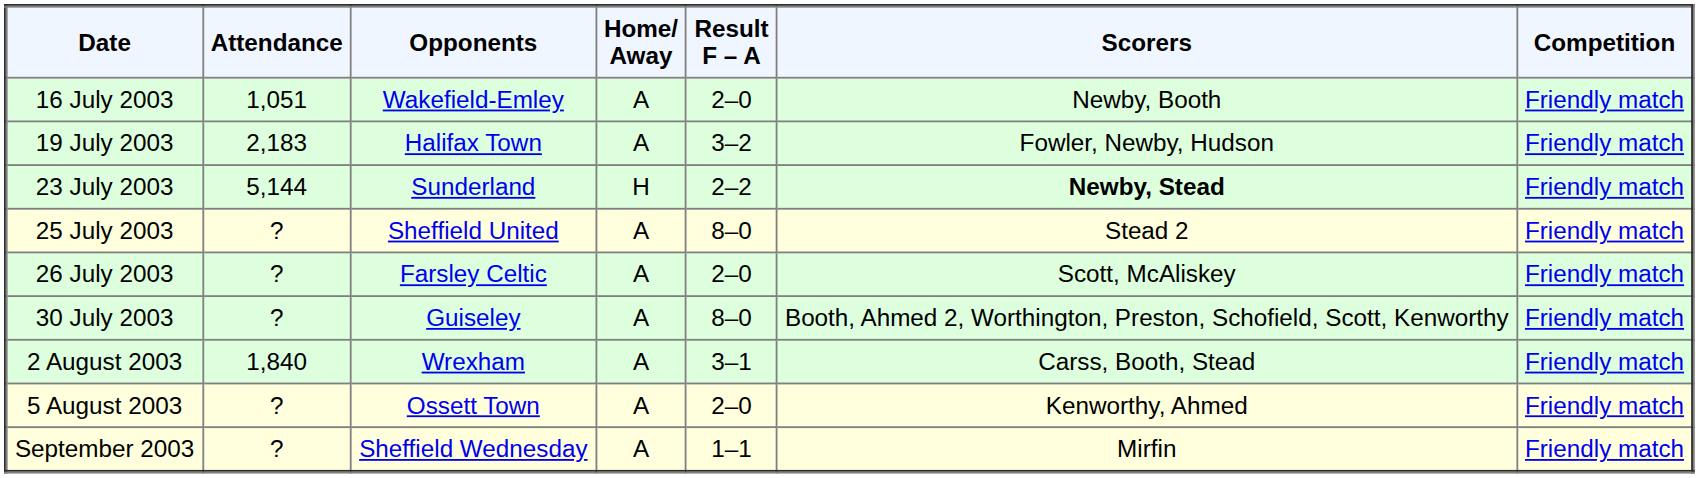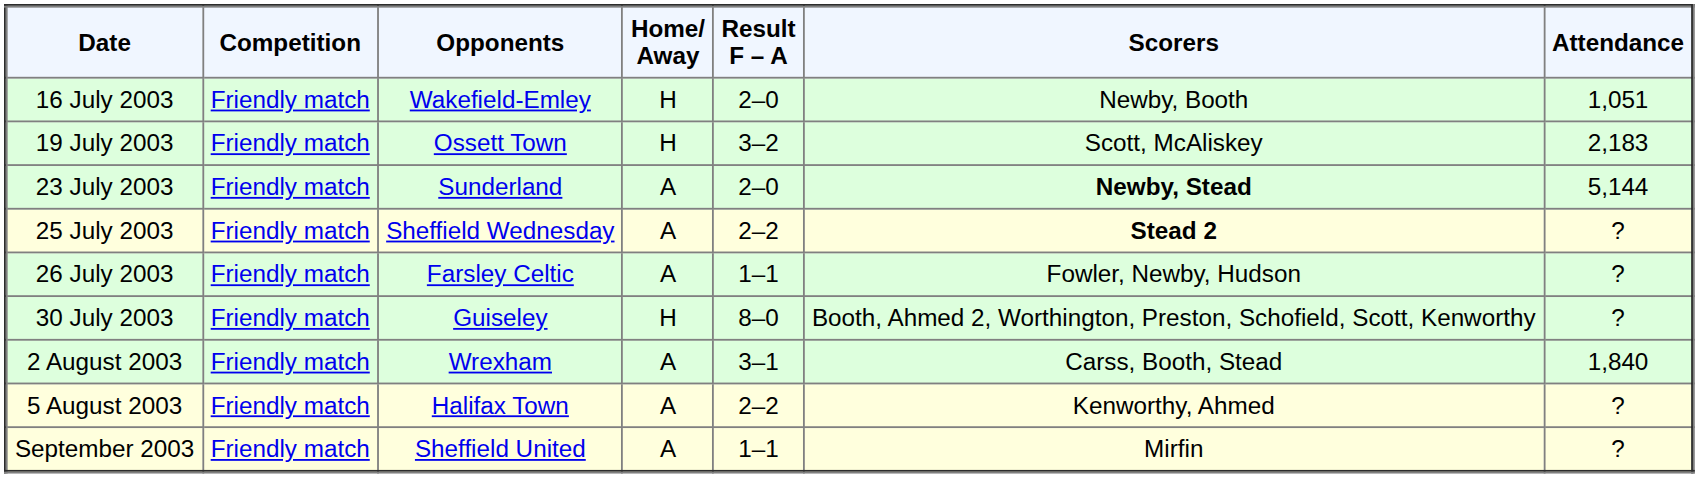columns swapped: (1605, 42) <-> (277, 42)
(641, 100) A -> (668, 100) H
(473, 143) Halifax Town -> (500, 143) Ossett Town
(641, 143) A -> (668, 143) H
(1147, 143) Fowler, Newby, Hudson -> (1174, 143) Scott, McAliskey
(641, 187) H -> (668, 187) A
(731, 187) 2–2 -> (758, 187) 2–0
(473, 231) Sheffield United -> (500, 231) Sheffield Wednesday
(731, 231) 8–0 -> (758, 231) 2–2
(1147, 231) normal -> (1174, 231) bold
(731, 274) 2–0 -> (758, 274) 1–1
(1147, 274) Scott, McAliskey -> (1174, 274) Fowler, Newby, Hudson
(641, 318) A -> (668, 318) H
(473, 405) Ossett Town -> (500, 405) Halifax Town
(731, 405) 2–0 -> (758, 405) 2–2
(473, 449) Sheffield Wednesday -> (500, 449) Sheffield United
